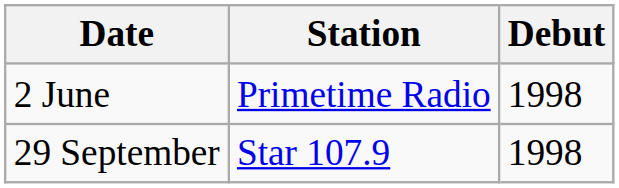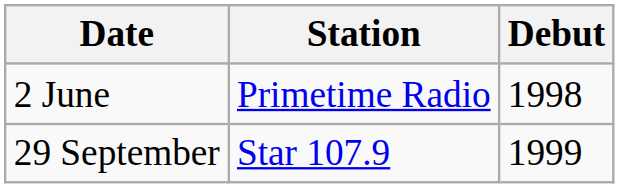(545, 152) 1998 -> (545, 152) 1999
